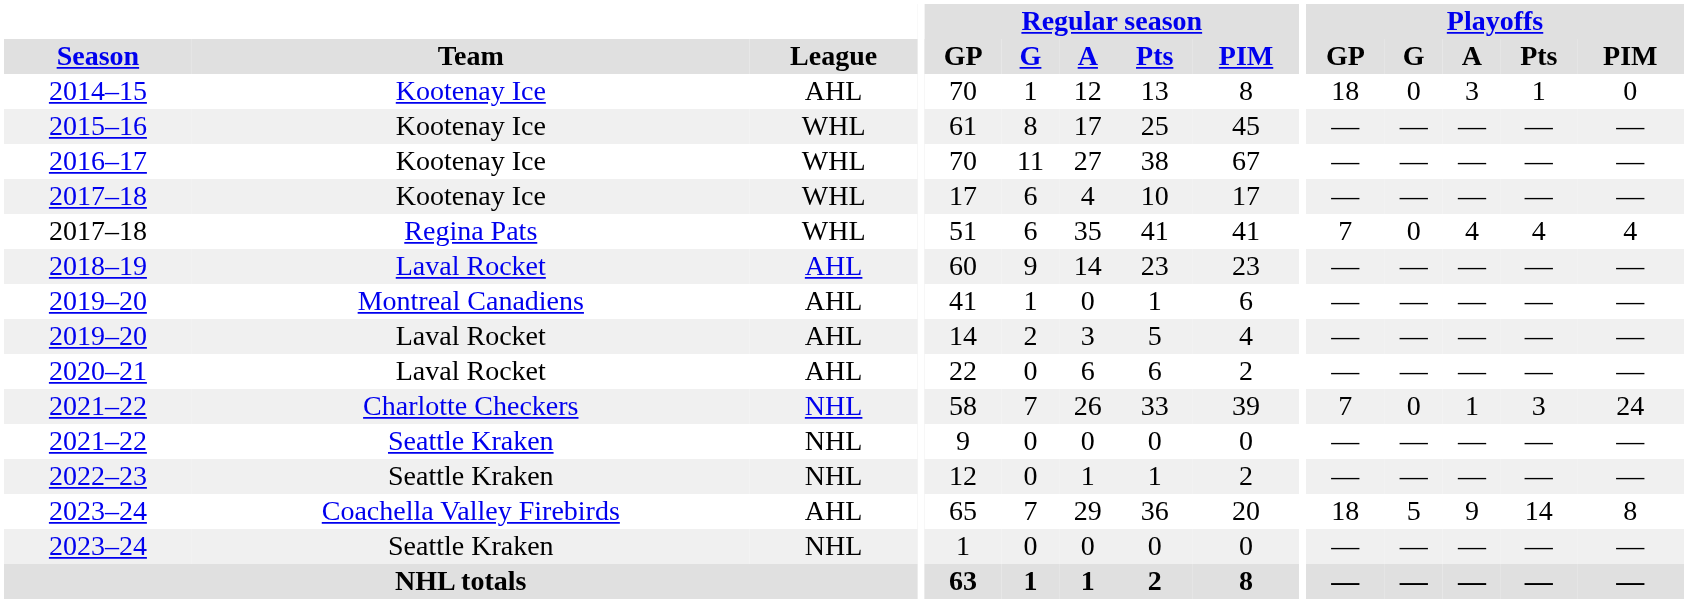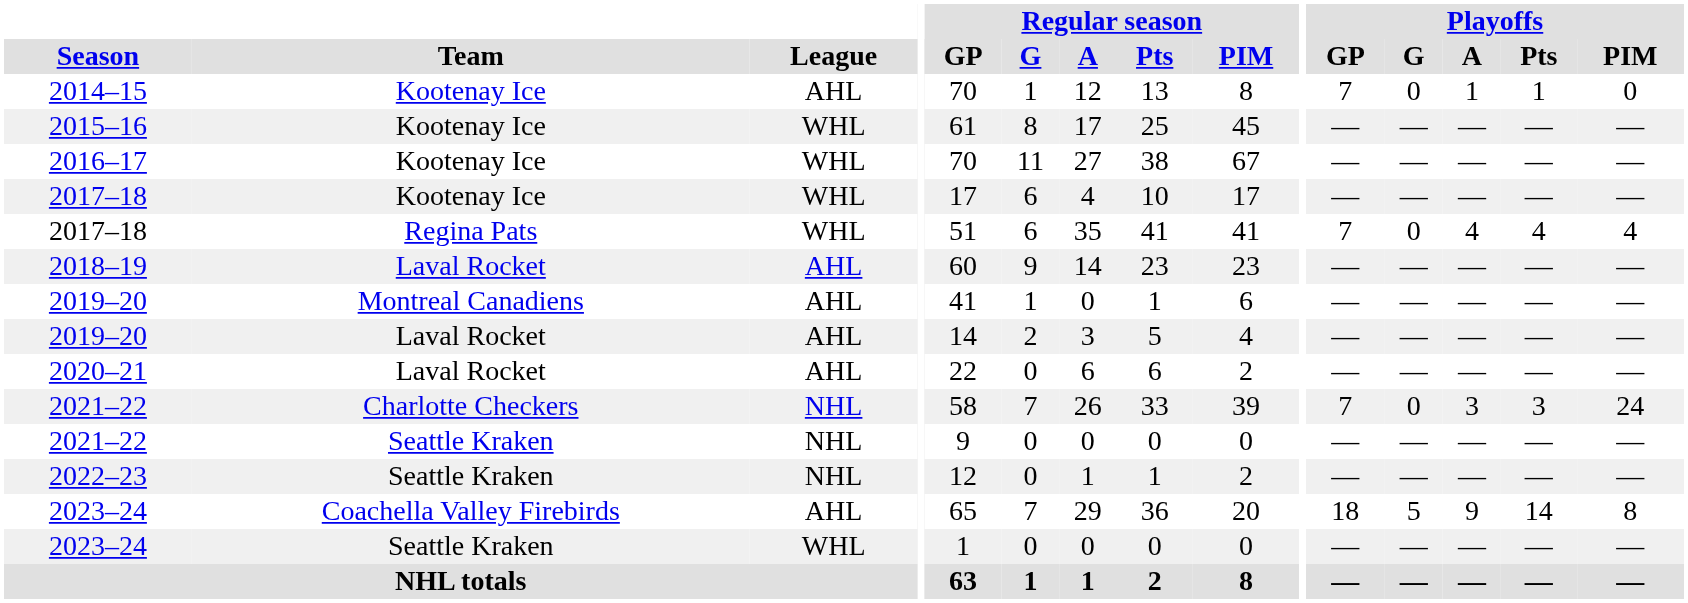(1345, 91) 18 -> (1345, 91) 7
(1472, 91) 3 -> (1472, 91) 1
(1472, 406) 1 -> (1472, 406) 3
(834, 546) NHL -> (834, 546) WHL
